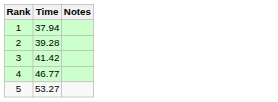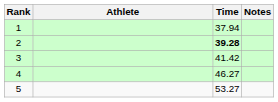+ column: (123, 12)
(47, 43) normal -> (227, 43) bold
(47, 74) 46.77 -> (227, 74) 46.27
